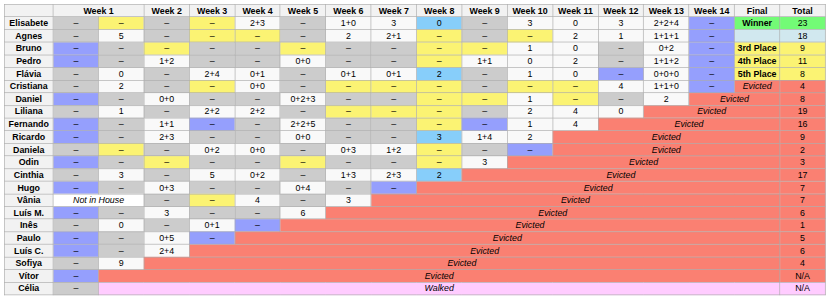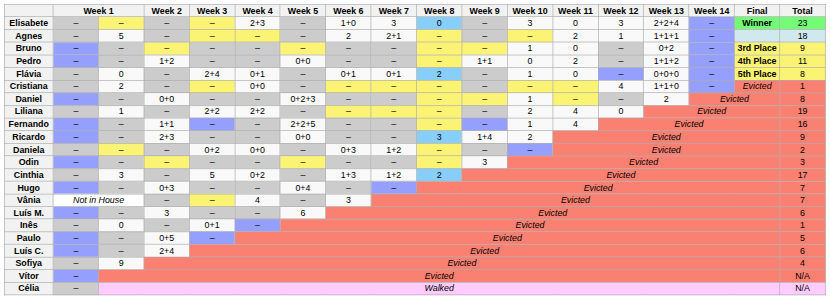(803, 86) 4 -> (803, 86) 1
(394, 174) 2+3 -> (394, 174) 1+2
